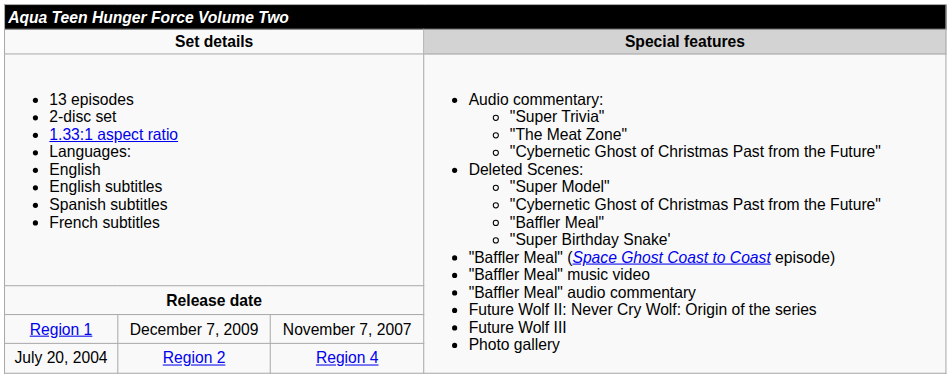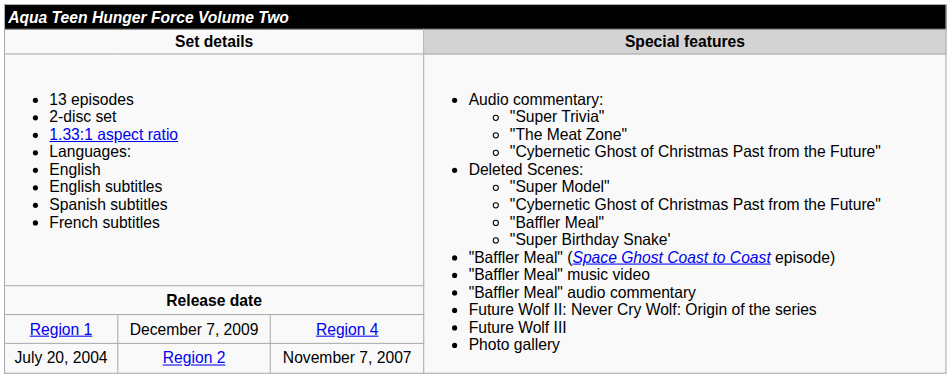(347, 329) November 7, 2007 -> (347, 329) Region 4
(347, 358) Region 4 -> (347, 358) November 7, 2007
